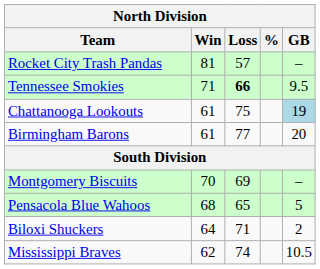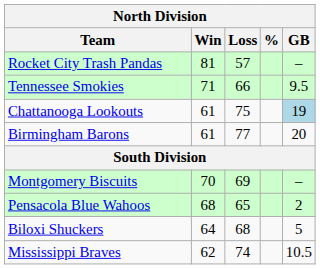(243, 87) bold -> (243, 87) normal
(299, 205) 5 -> (299, 205) 2
(243, 228) 71 -> (243, 228) 68
(299, 228) 2 -> (299, 228) 5
